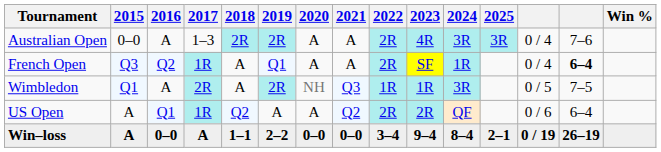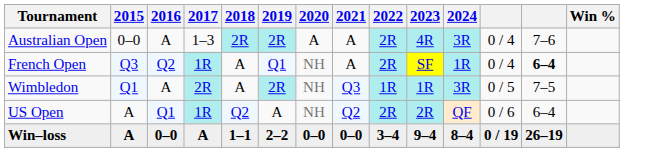- column: (499, 16)
(314, 64) A -> (314, 64) NH
(314, 111) A -> (314, 111) NH
